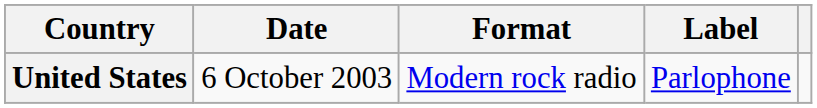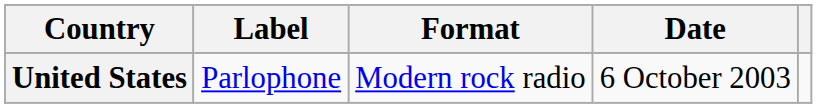columns swapped: (297, 28) <-> (721, 28)
